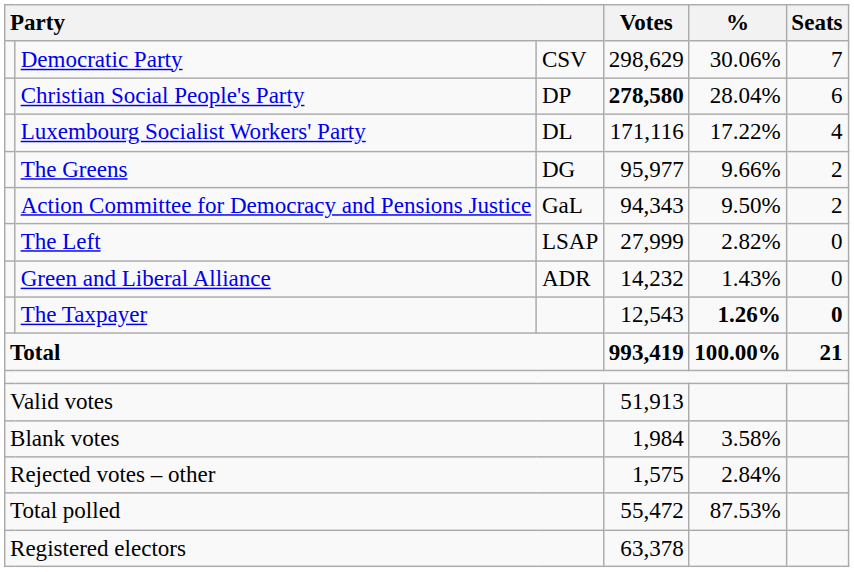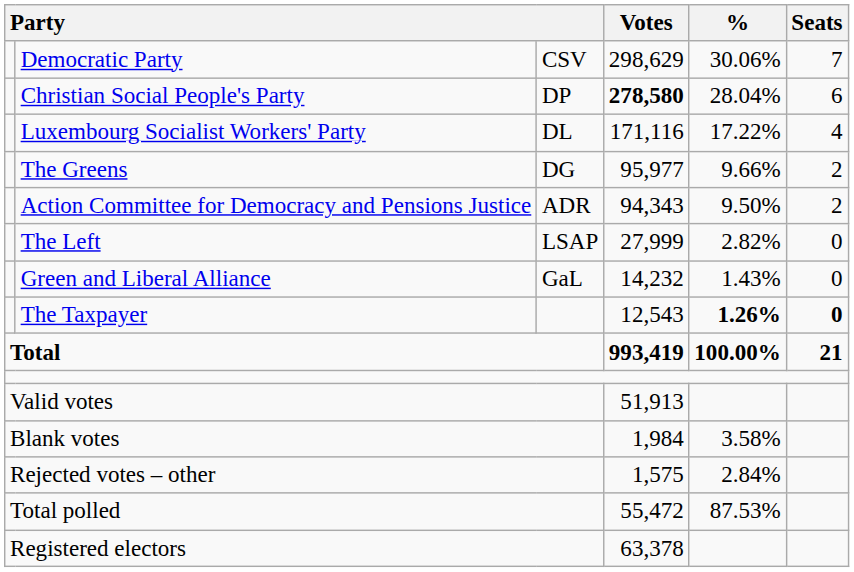(562, 205) GaL -> (566, 205) ADR
(566, 278) ADR -> (562, 278) GaL
